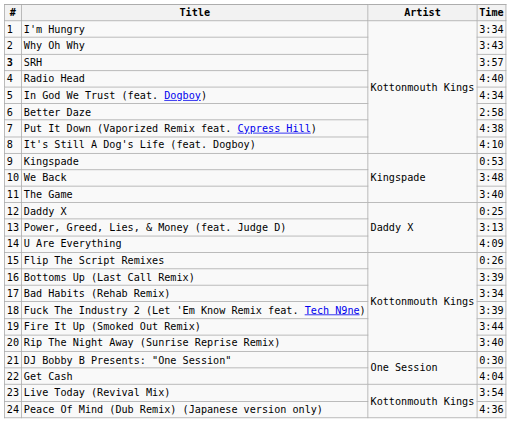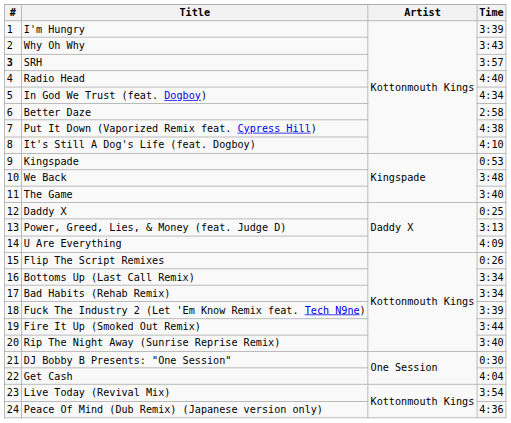(491, 29) 3:34 -> (491, 29) 3:39
(491, 277) 3:39 -> (491, 277) 3:34
